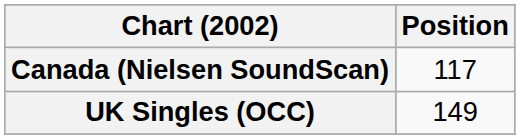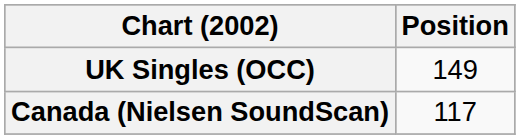rows swapped: (200, 69) <-> (200, 112)
